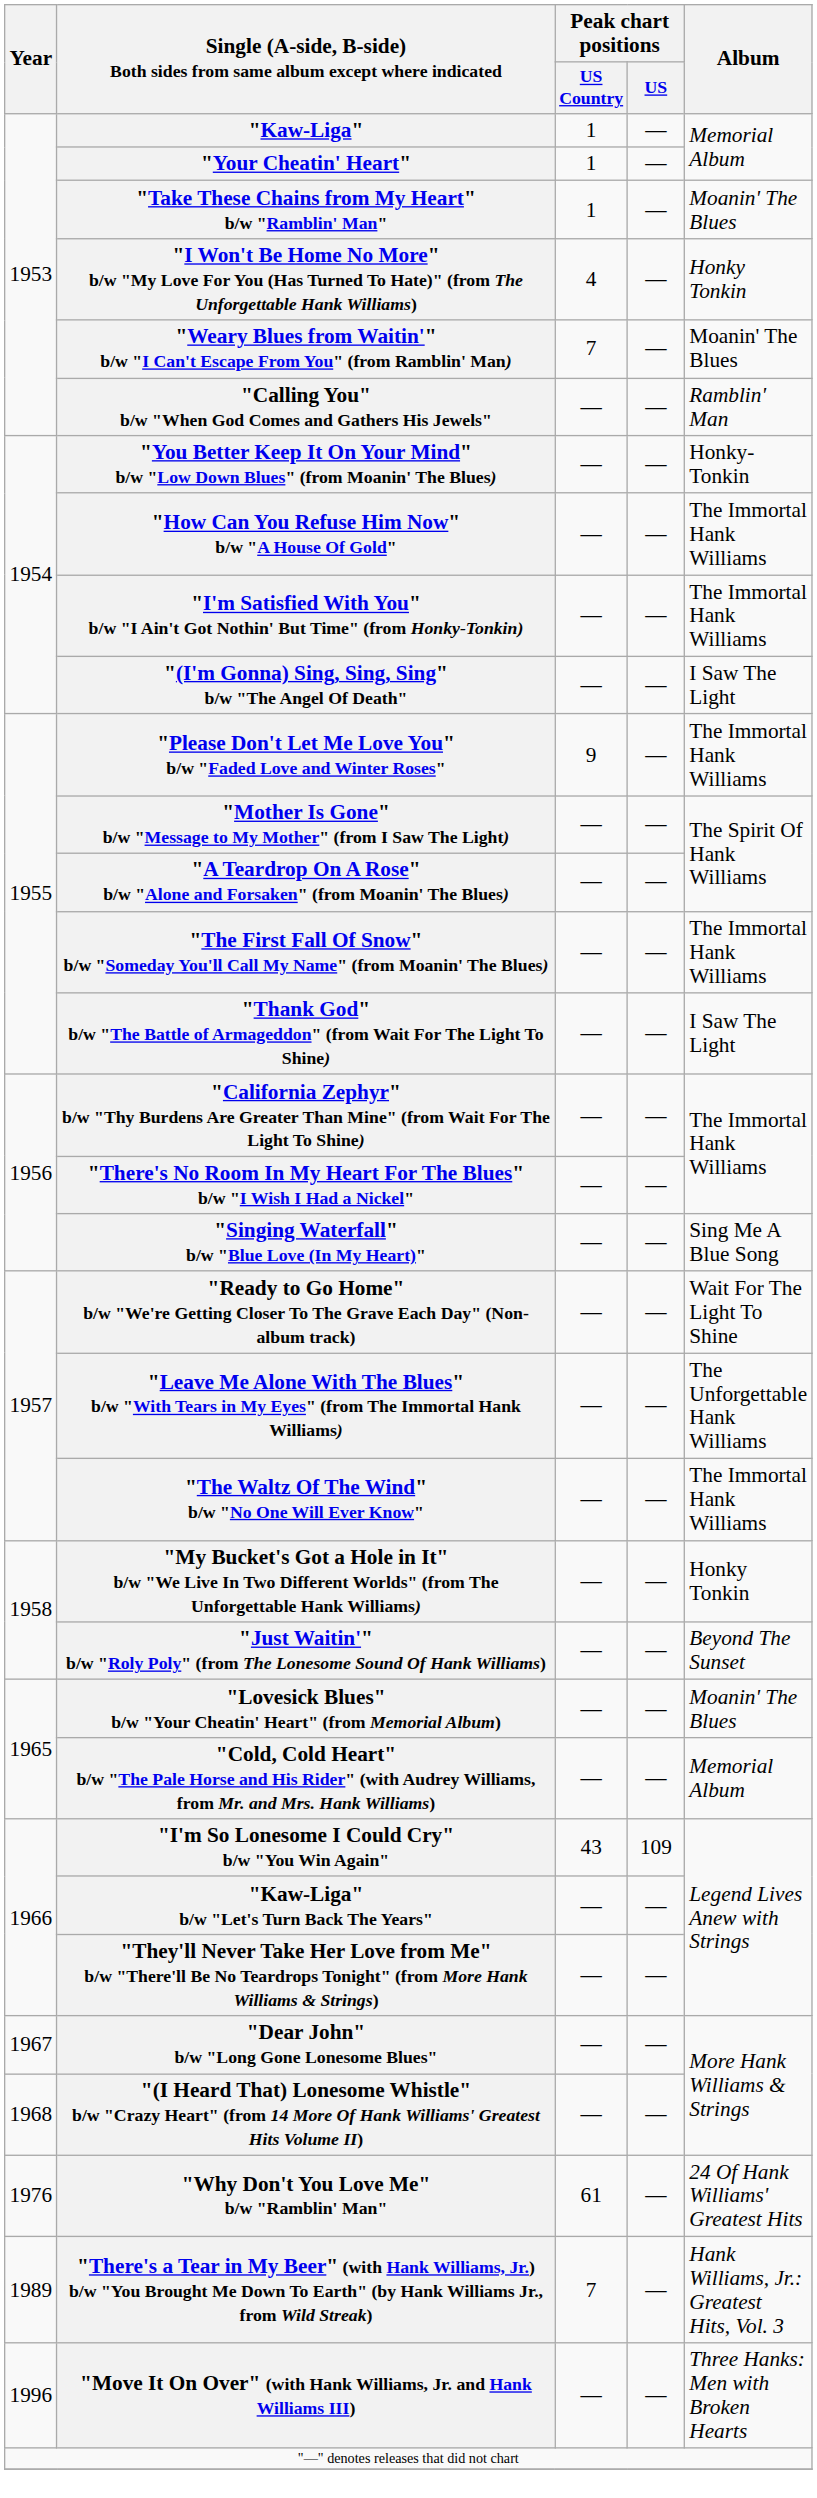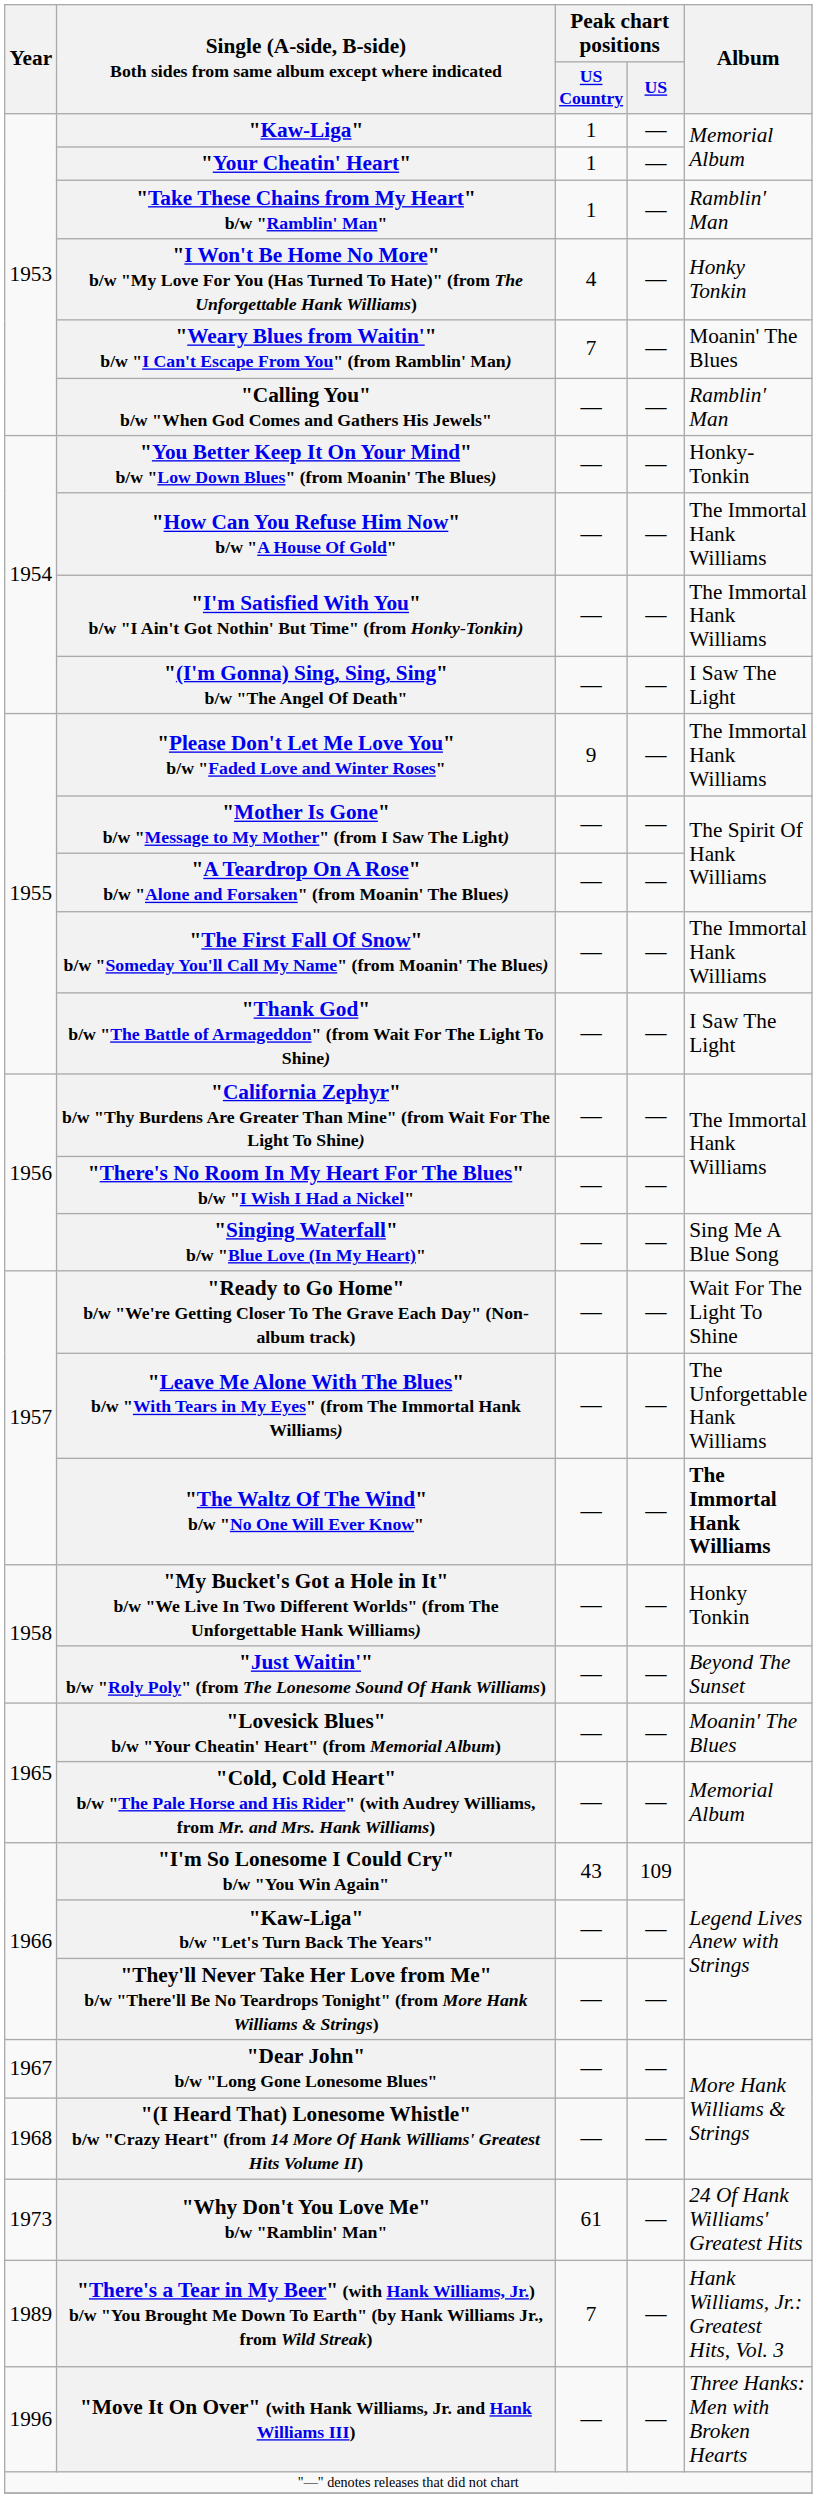(743, 209) Moanin' The Blues -> (728, 209) Ramblin' Man
(748, 1499) normal -> (733, 1511) bold
(31, 2195) 1976 -> (31, 2219) 1973
